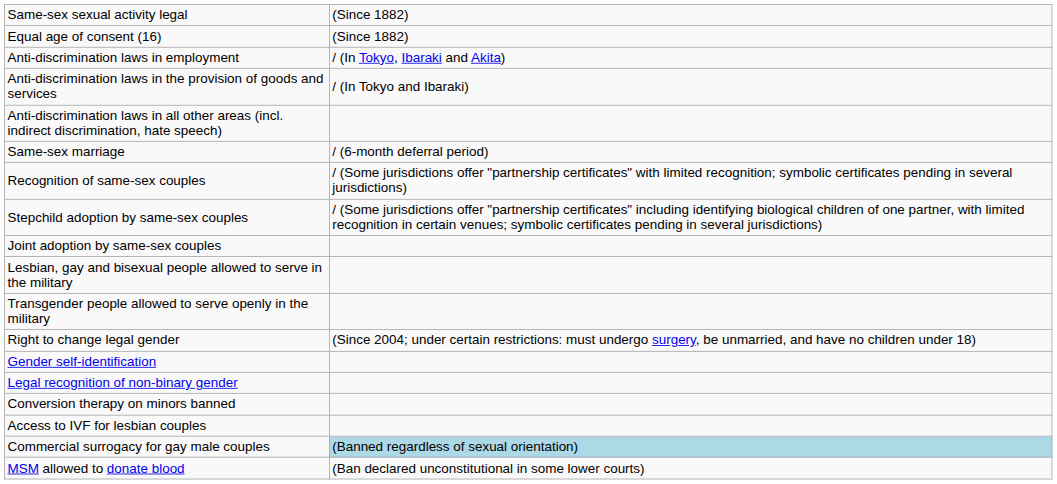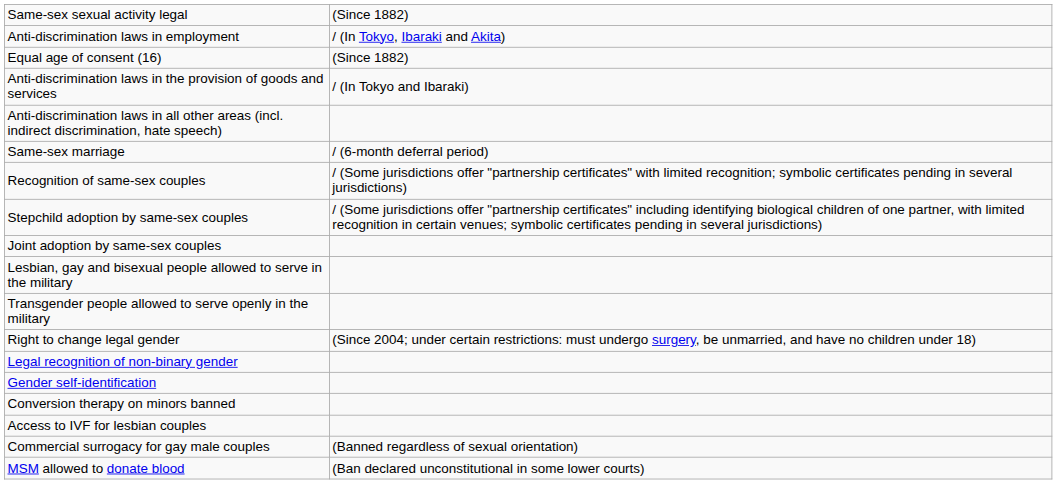rows swapped: (84, 36) <-> (123, 57)
rows swapped: (82, 361) <-> (123, 382)
(455, 446) lightblue background -> (455, 446) no background
